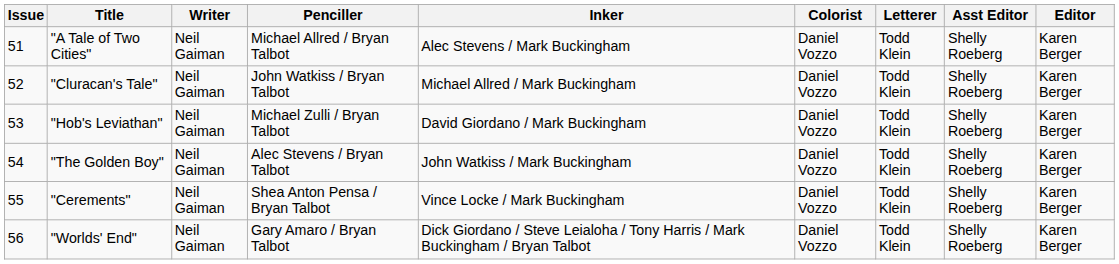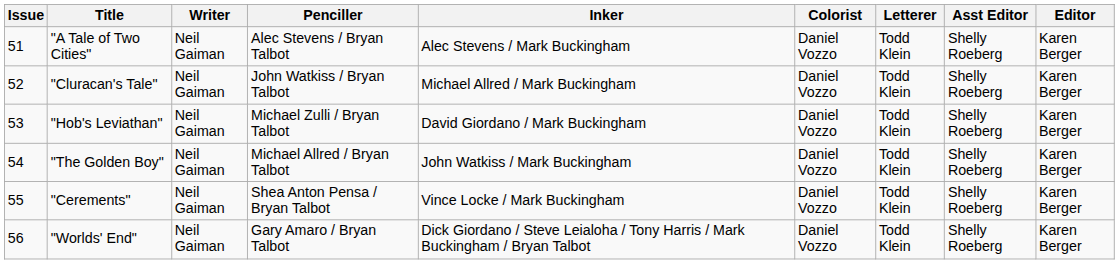(320, 46) Michael Allred / Bryan Talbot -> (317, 46) Alec Stevens / Bryan Talbot
(317, 162) Alec Stevens / Bryan Talbot -> (320, 162) Michael Allred / Bryan Talbot
